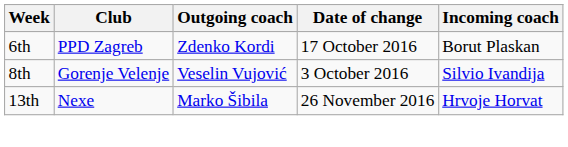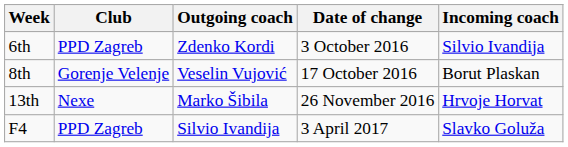(359, 45) 17 October 2016 -> (355, 45) 3 October 2016
(491, 45) Borut Plaskan -> (493, 45) Silvio Ivandija
(355, 73) 3 October 2016 -> (359, 73) 17 October 2016
(493, 73) Silvio Ivandija -> (491, 73) Borut Plaskan
+ row: (18, 127)
